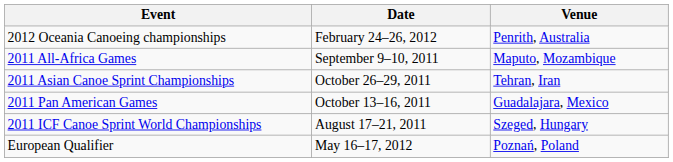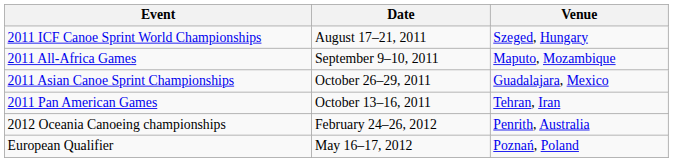rows swapped: (135, 124) <-> (117, 37)
(527, 80) Tehran, Iran -> (551, 80) Guadalajara, Mexico
(551, 102) Guadalajara, Mexico -> (527, 102) Tehran, Iran
